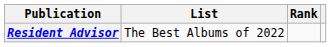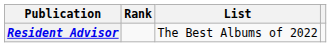columns swapped: (204, 14) <-> (304, 14)
